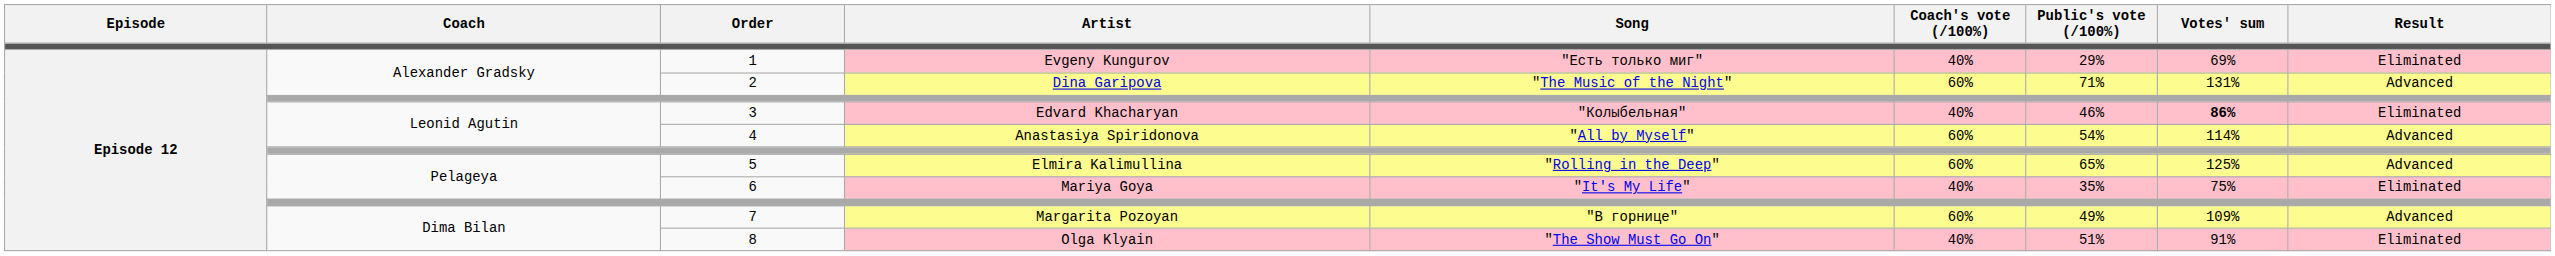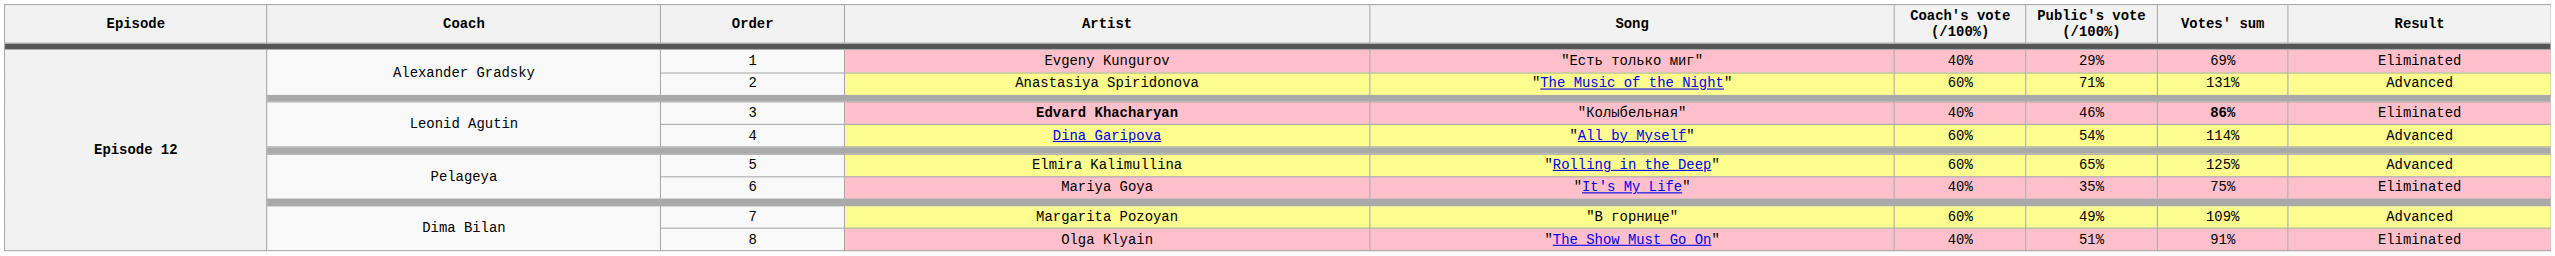(1107, 84) Dina Garipova -> (1107, 84) Anastasiya Spiridonova
(1107, 113) normal -> (1107, 113) bold
(1107, 136) Anastasiya Spiridonova -> (1107, 136) Dina Garipova
